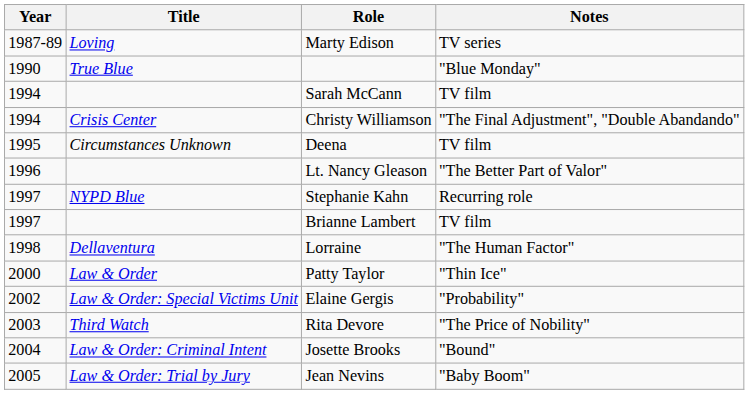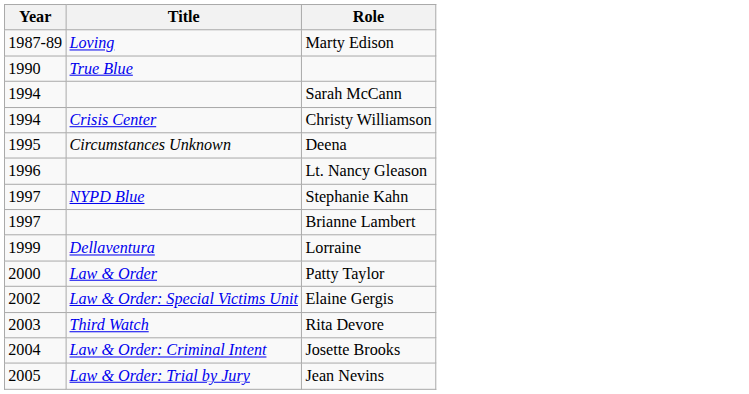- column: (589, 17)
(24, 247) 1998 -> (24, 247) 1999
